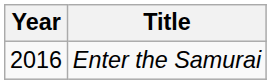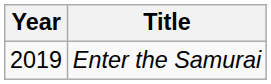(36, 60) 2016 -> (36, 60) 2019
